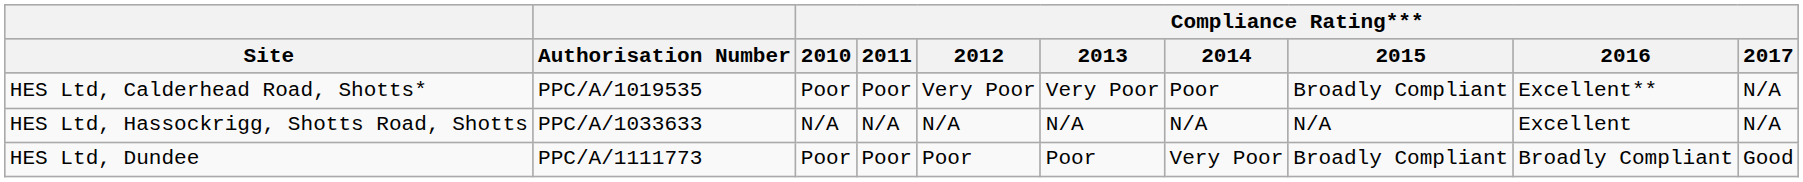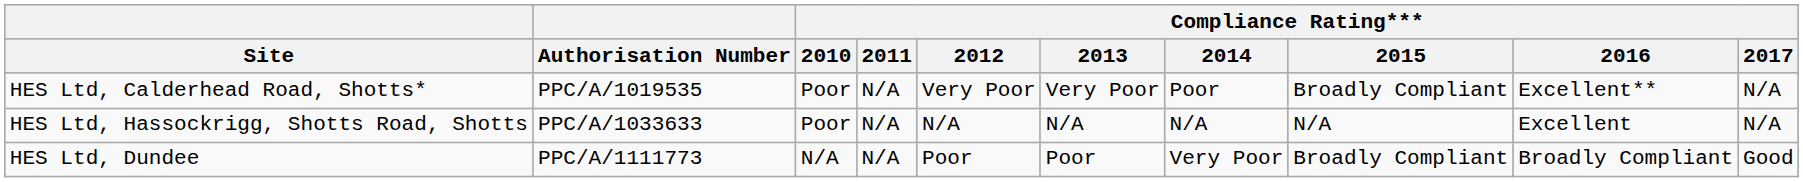(887, 91) Poor -> (880, 91) N/A
(820, 125) N/A -> (826, 125) Poor
(826, 159) Poor -> (820, 159) N/A
(887, 159) Poor -> (880, 159) N/A
